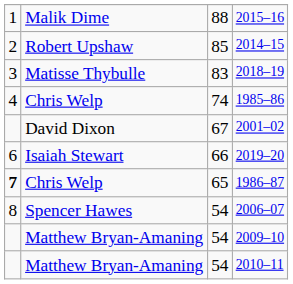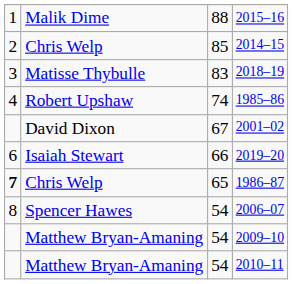(79, 45) Robert Upshaw -> (64, 45) Chris Welp
(64, 100) Chris Welp -> (79, 100) Robert Upshaw
